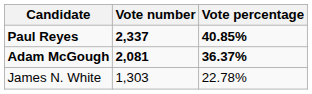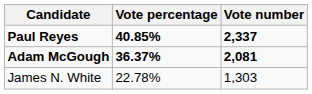columns swapped: (156, 15) <-> (253, 15)
